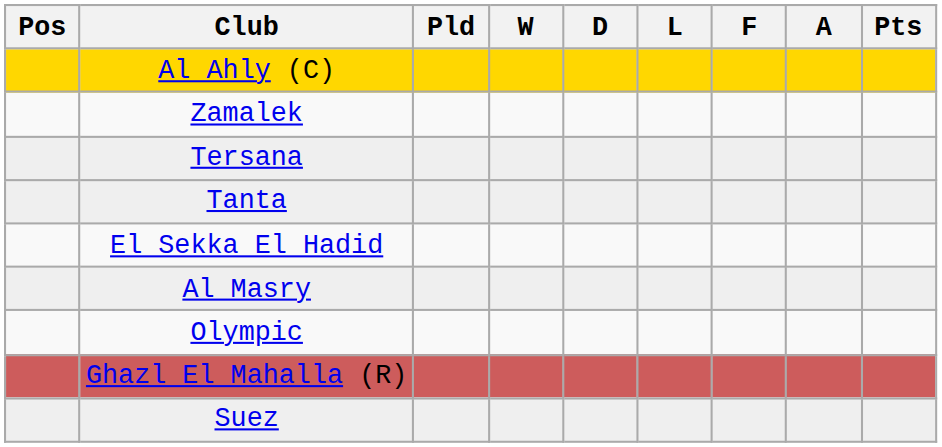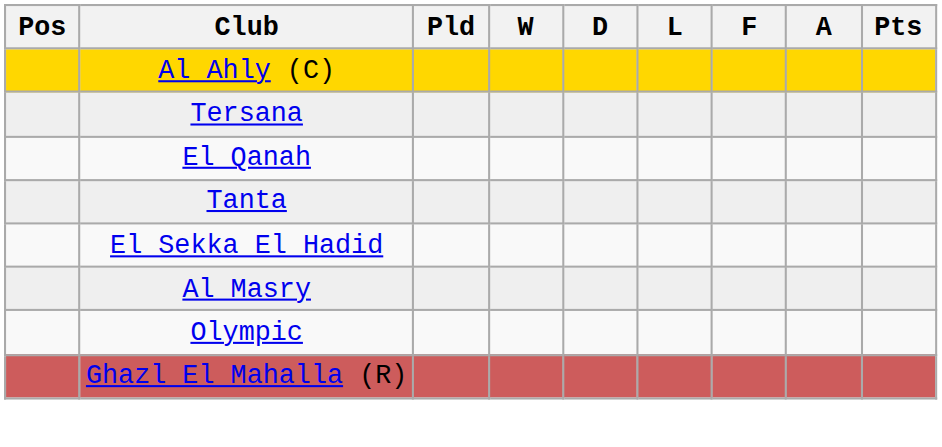- row: (247, 114)
+ row: (247, 158)
- row: (247, 420)
